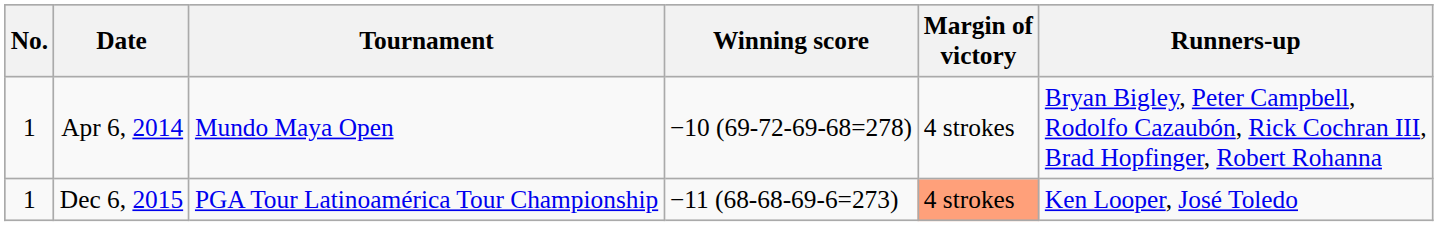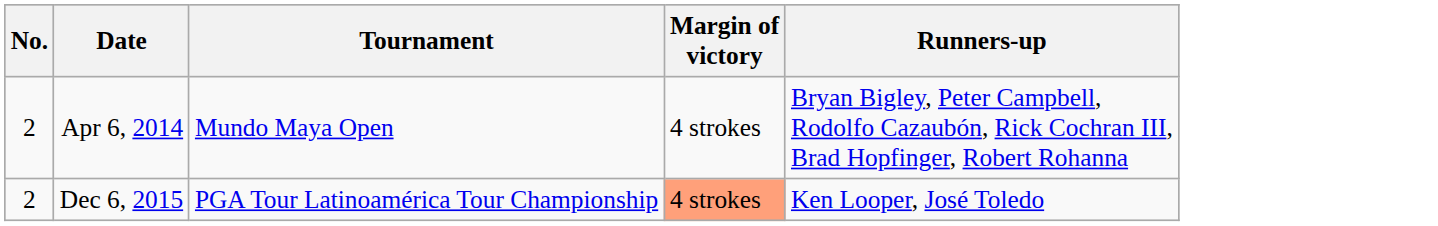- column: (791, 40)
(29, 127) 1 -> (29, 127) 2
(29, 199) 1 -> (29, 199) 2
